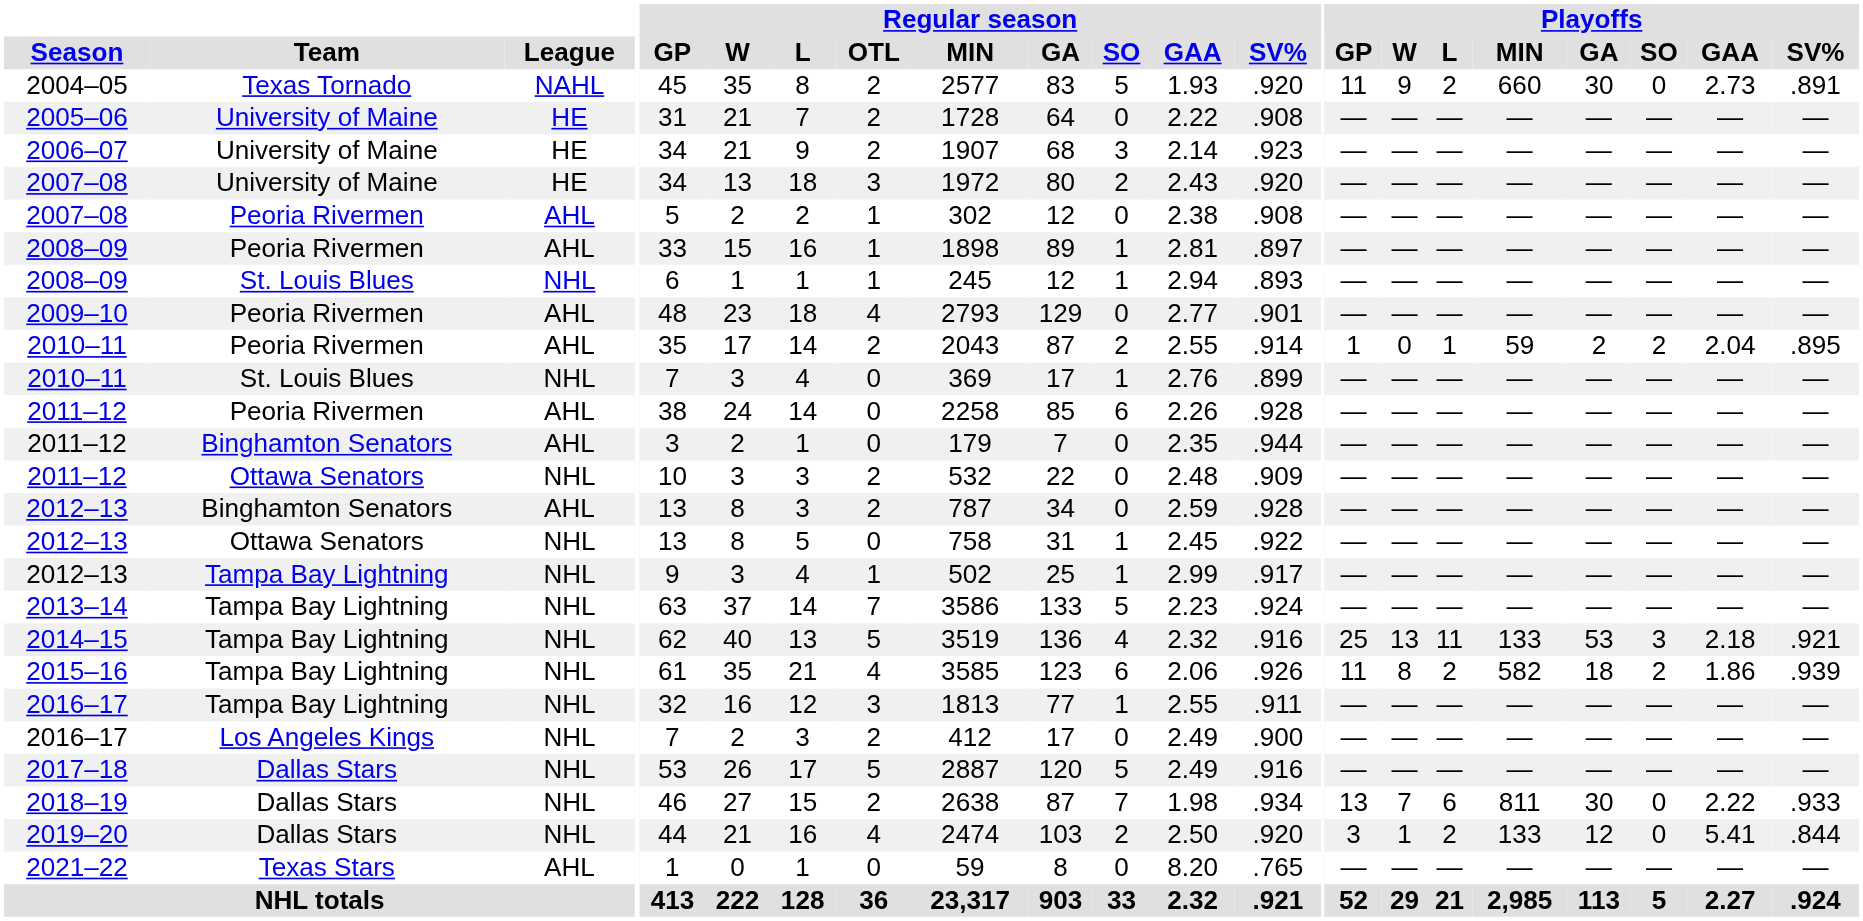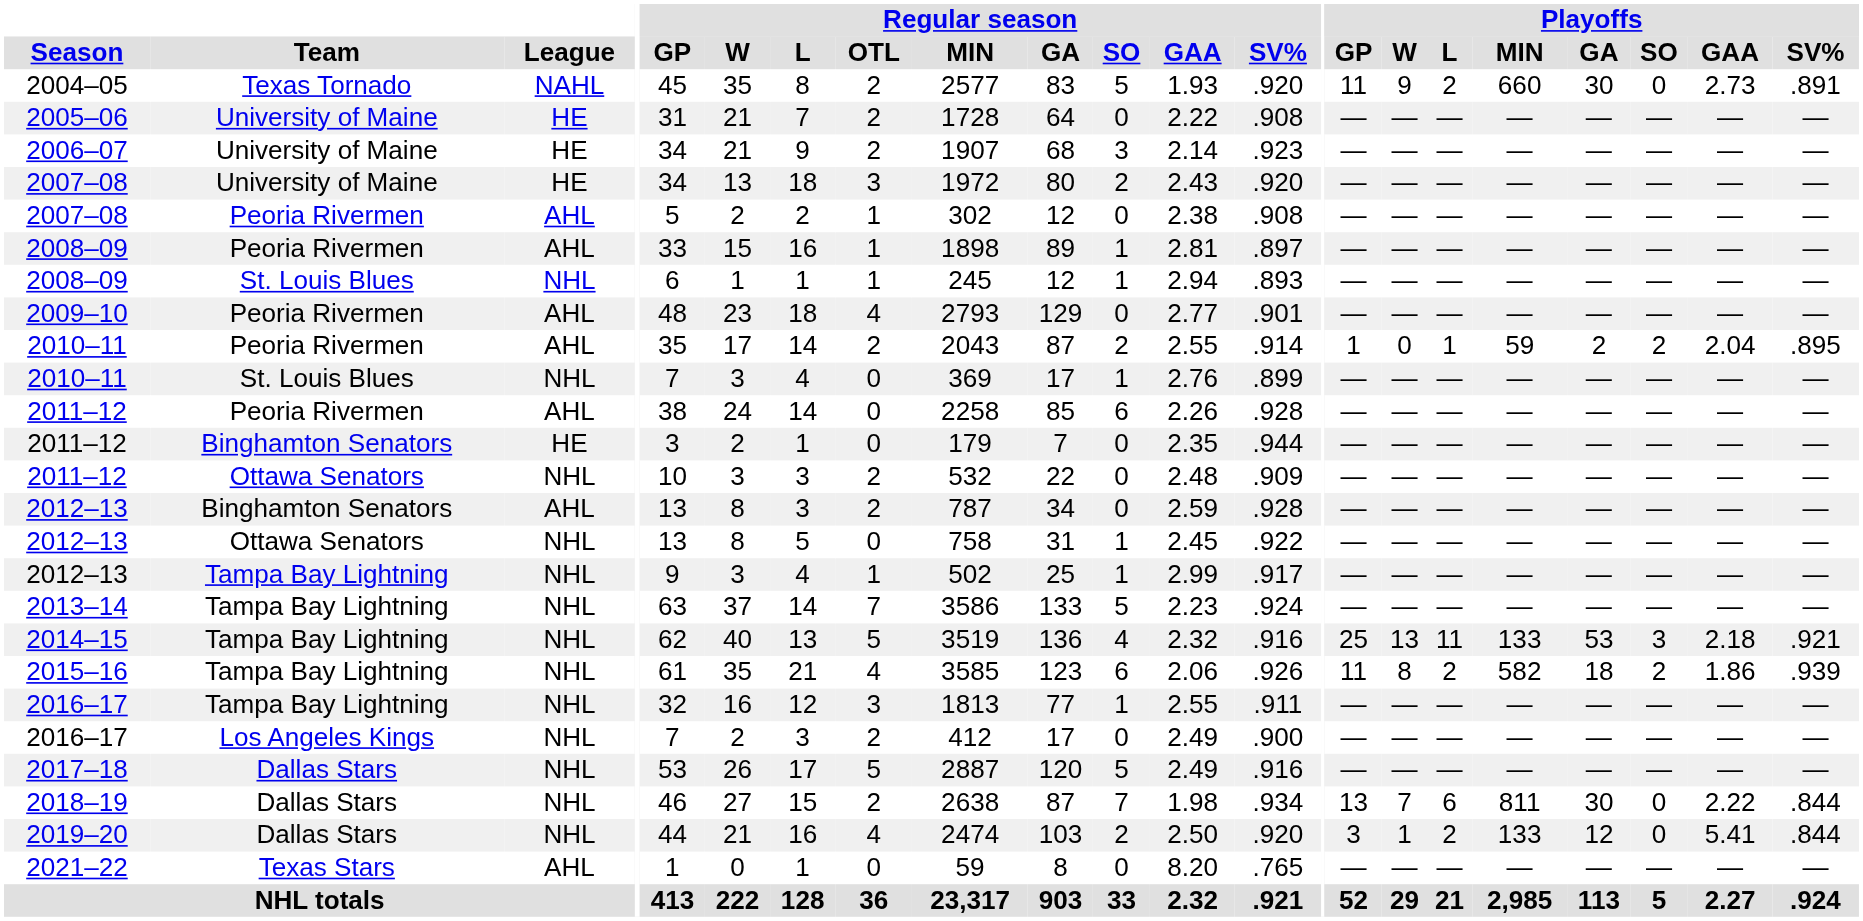(569, 443) AHL -> (569, 443) HE
(1815, 802) .933 -> (1815, 802) .844
